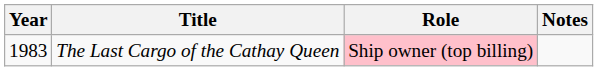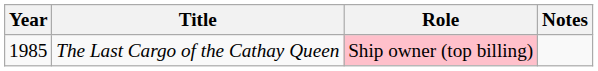(28, 50) 1983 -> (28, 50) 1985
